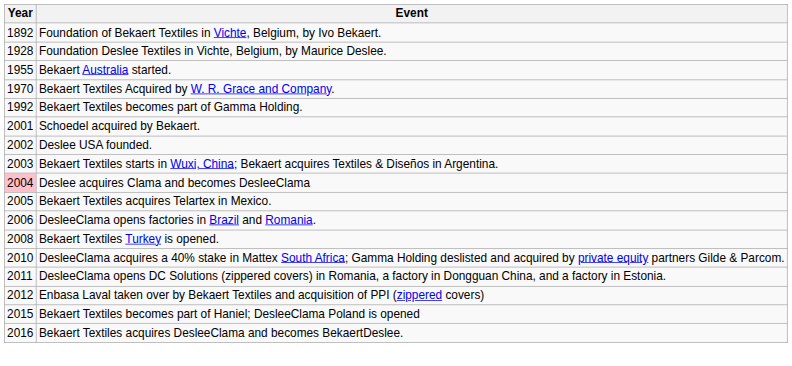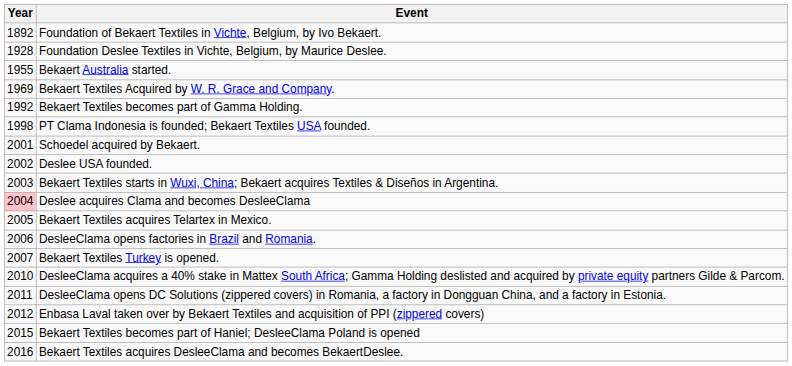(20, 88) 1970 -> (20, 88) 1969
+ row: (205, 126)
(20, 239) 2008 -> (20, 257) 2007
